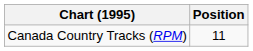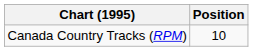(219, 35) 11 -> (219, 35) 10
